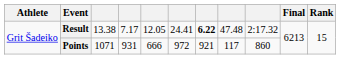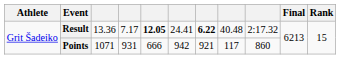(105, 29) 13.38 -> (105, 29) 13.36
(154, 29) normal -> (154, 29) bold
(231, 29) 47.48 -> (231, 29) 40.48
(182, 46) 972 -> (182, 46) 942
